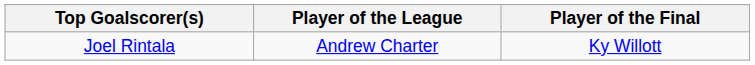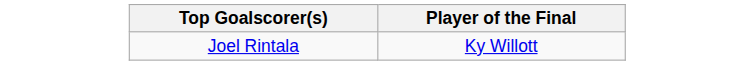- column: (377, 18)
